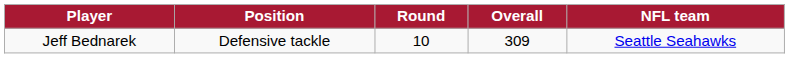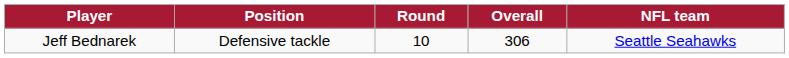(517, 40) 309 -> (517, 40) 306
